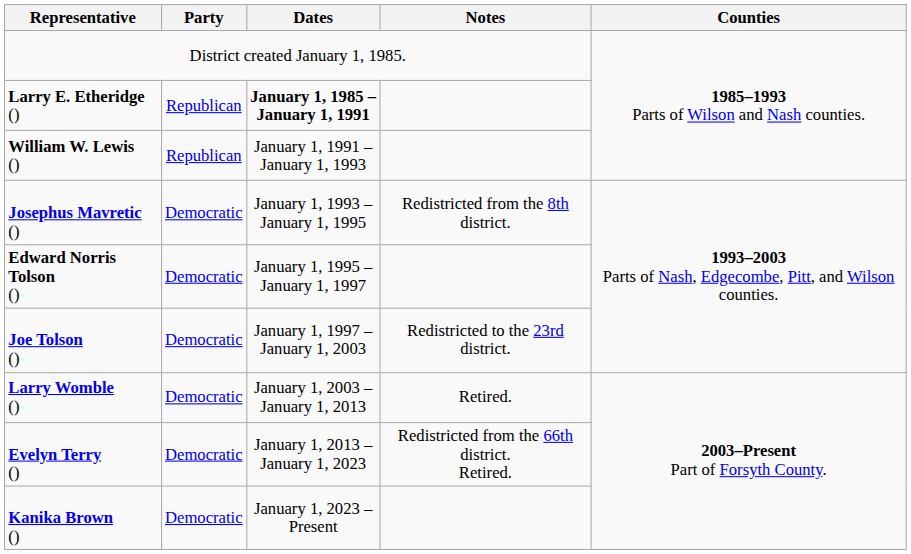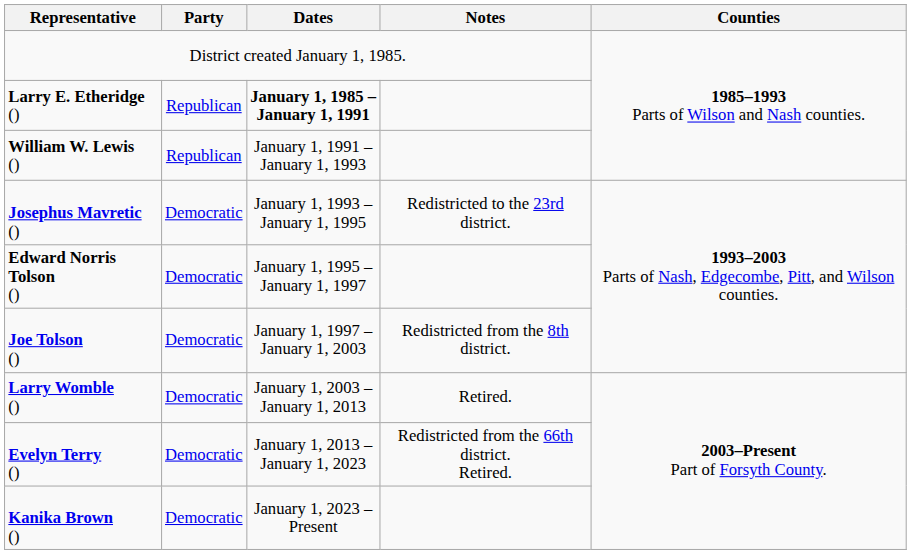(485, 212) Redistricted from the 8th district. -> (485, 212) Redistricted to the 23rd district.
(485, 340) Redistricted to the 23rd district. -> (485, 340) Redistricted from the 8th district.
